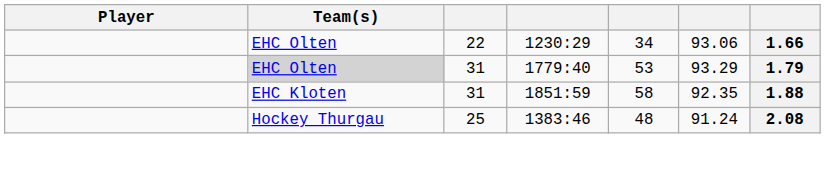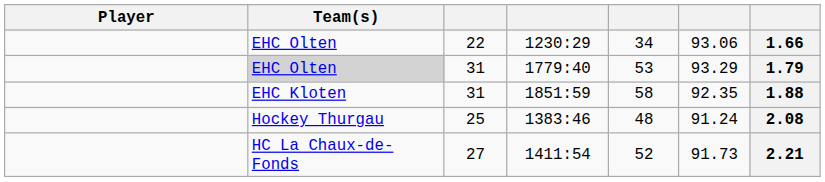+ row: (558, 155)
